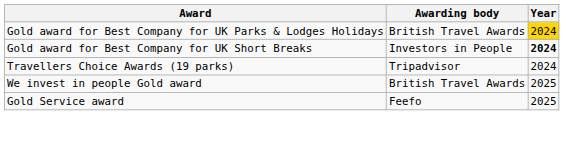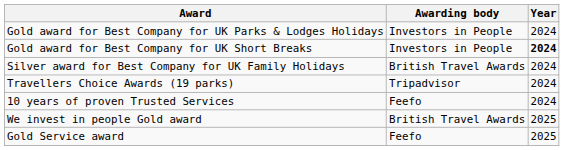(457, 31) British Travel Awards -> (451, 31) Investors in People
(543, 31) gold background -> (543, 31) no background
+ row: (176, 66)
+ row: (121, 101)
